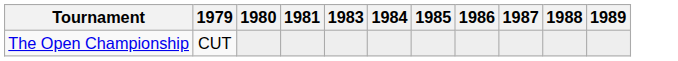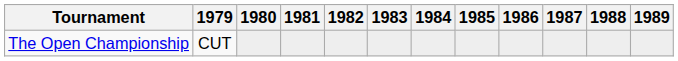+ column: (346, 18)
